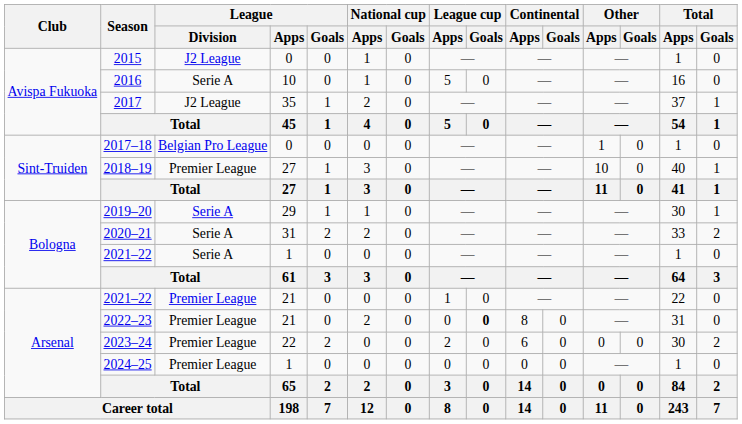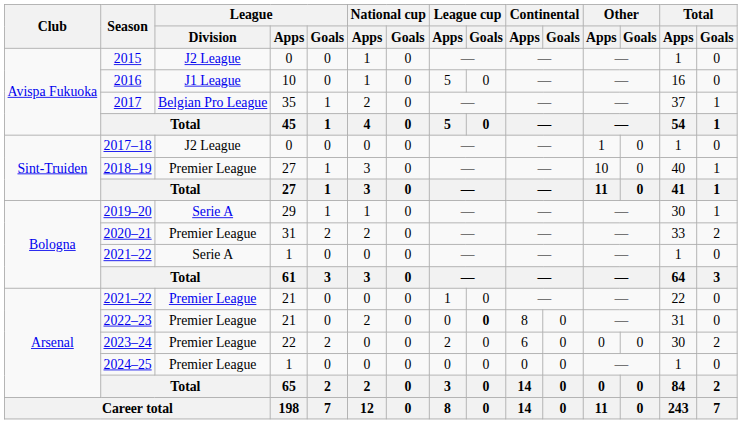(213, 80) Serie A -> (213, 80) J1 League
(213, 102) J2 League -> (213, 102) Belgian Pro League
(213, 146) Belgian Pro League -> (213, 146) J2 League
(213, 233) Serie A -> (213, 233) Premier League
